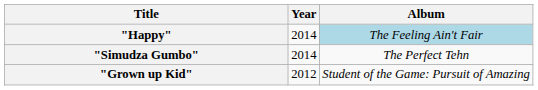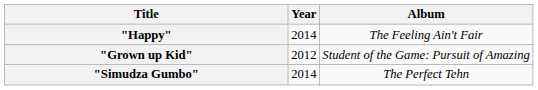(426, 34) lightblue background -> (426, 34) no background
rows swapped: (146, 74) <-> (146, 54)
